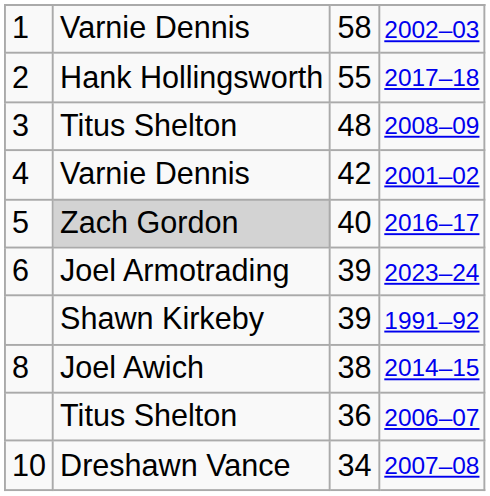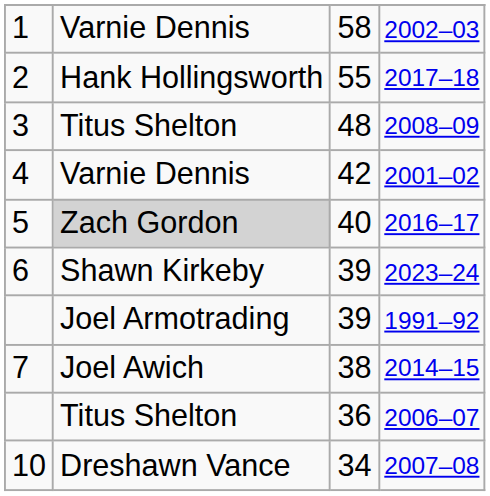(175, 271) Joel Armotrading -> (162, 271) Shawn Kirkeby
(162, 319) Shawn Kirkeby -> (175, 319) Joel Armotrading
(21, 367) 8 -> (21, 367) 7
